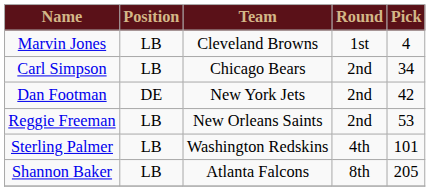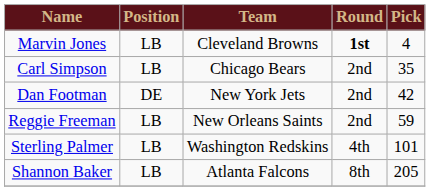(360, 43) normal -> (360, 43) bold
(406, 69) 34 -> (406, 69) 35
(406, 120) 53 -> (406, 120) 59
